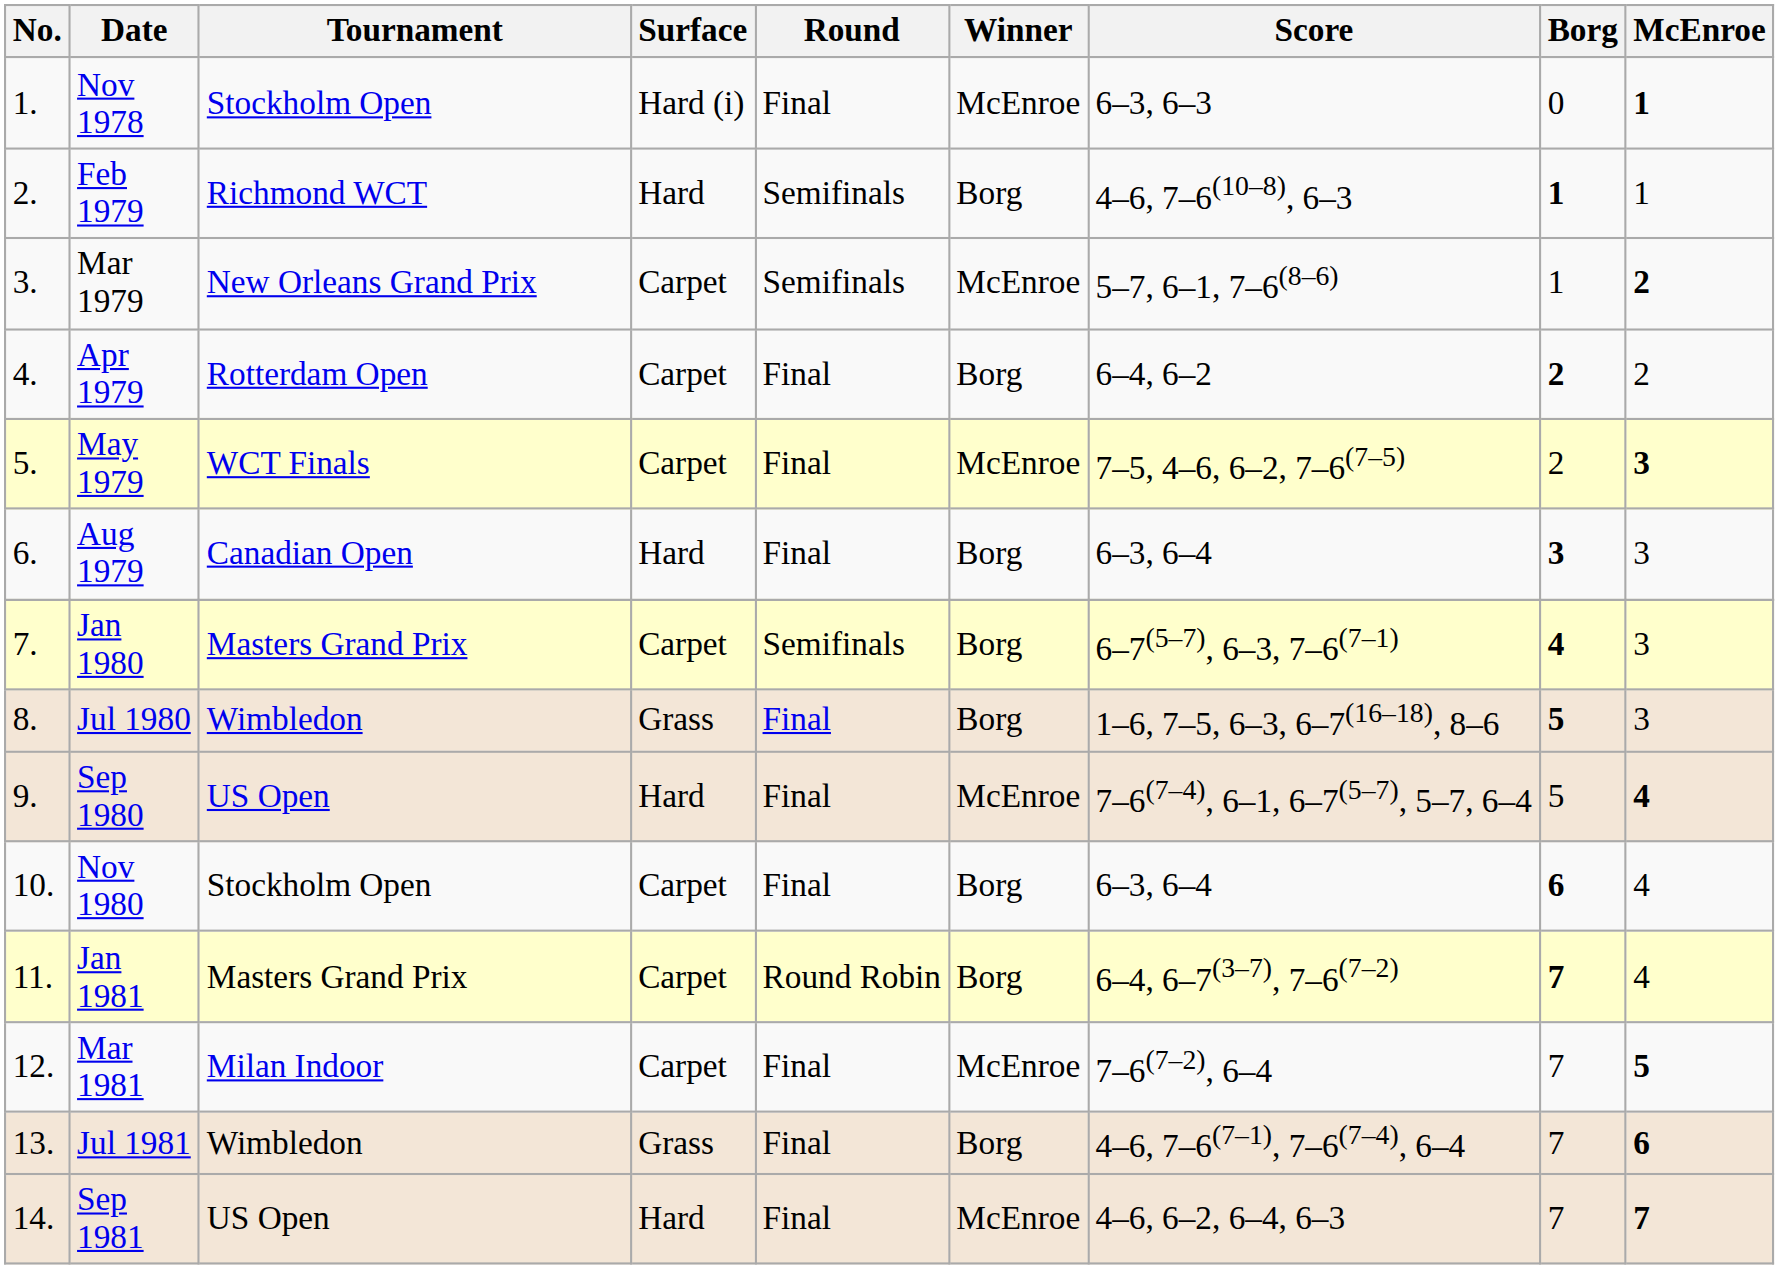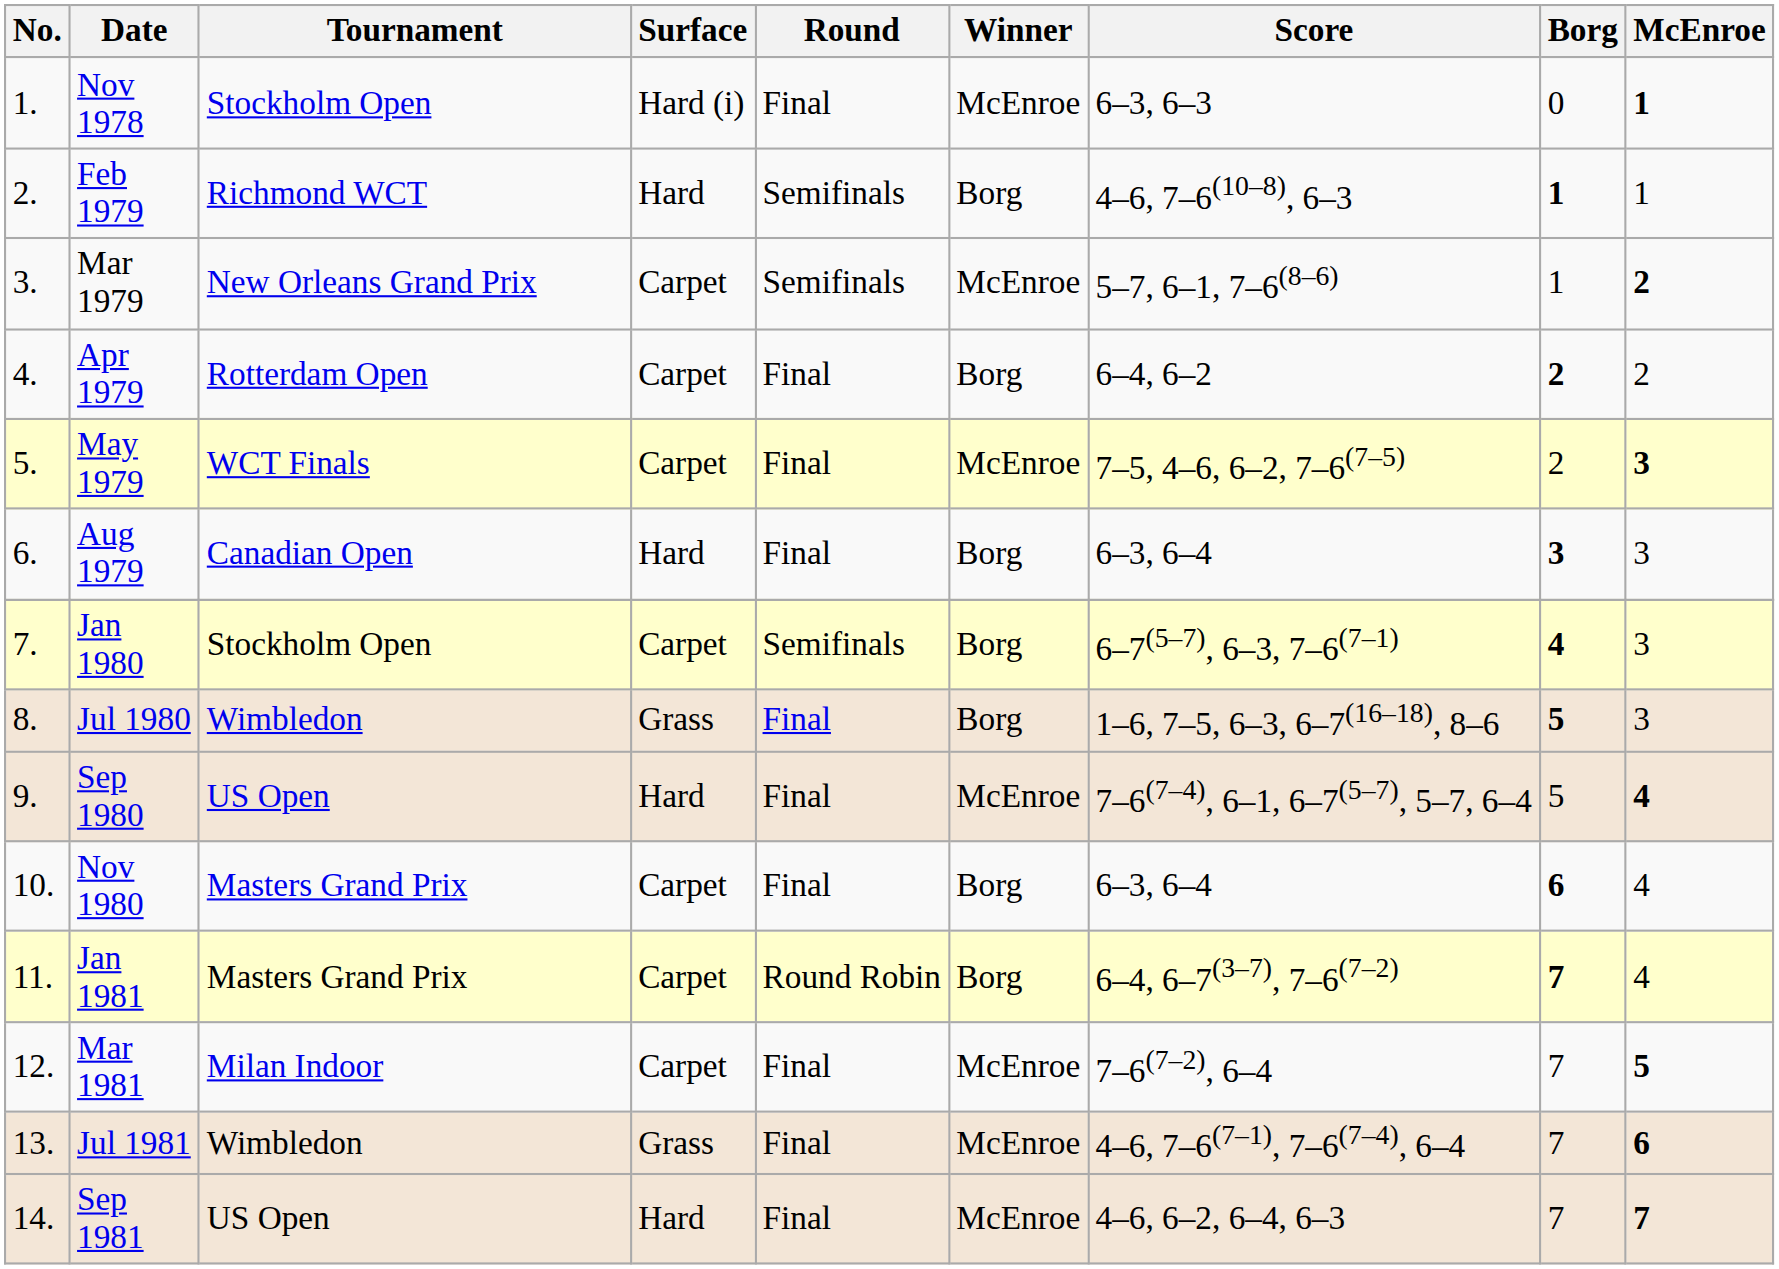(337, 643) Masters Grand Prix -> (319, 643) Stockholm Open
(319, 885) Stockholm Open -> (337, 885) Masters Grand Prix
(989, 1142) Borg -> (1018, 1142) McEnroe
